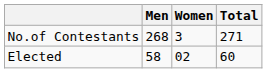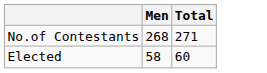- column: (194, 15)
